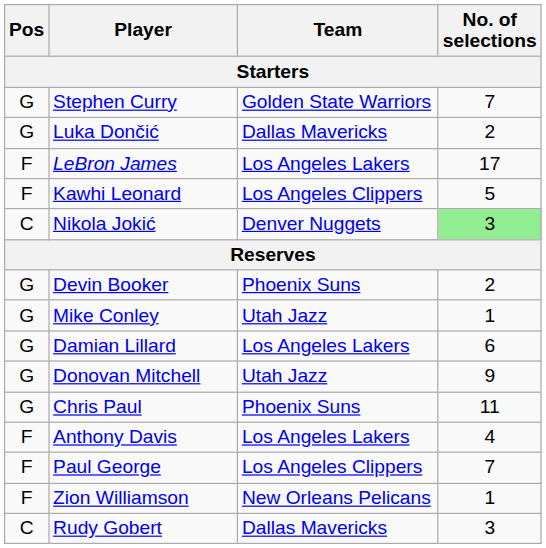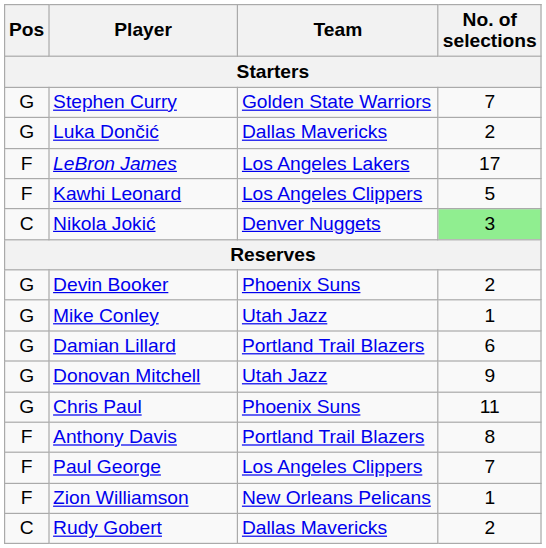(326, 345) Los Angeles Lakers -> (333, 345) Portland Trail Blazers
(326, 437) Los Angeles Lakers -> (333, 437) Portland Trail Blazers
(490, 437) 4 -> (490, 437) 8
(490, 528) 3 -> (490, 528) 2
